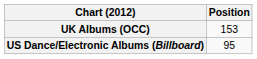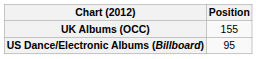(229, 29) 153 -> (229, 29) 155
